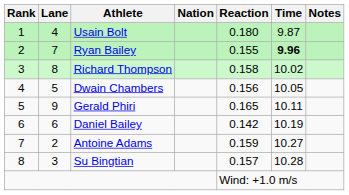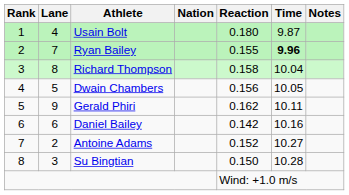(289, 69) 10.02 -> (289, 69) 10.04
(244, 106) 0.165 -> (244, 106) 0.162
(289, 124) 10.19 -> (289, 124) 10.16
(244, 143) 0.159 -> (244, 143) 0.152
(244, 161) 0.157 -> (244, 161) 0.150
